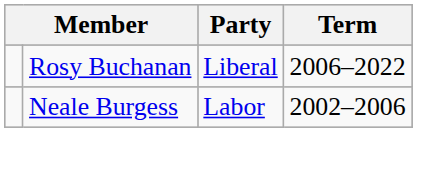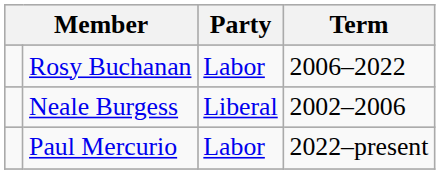(241, 65) Liberal -> (234, 65) Labor
(234, 106) Labor -> (241, 106) Liberal
+ row: (103, 147)
